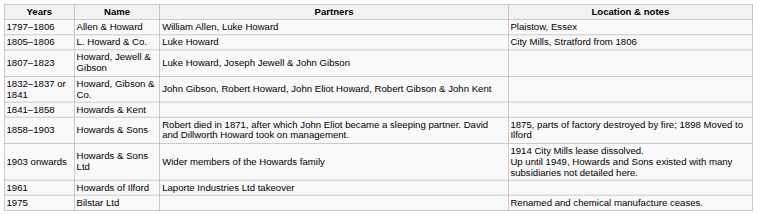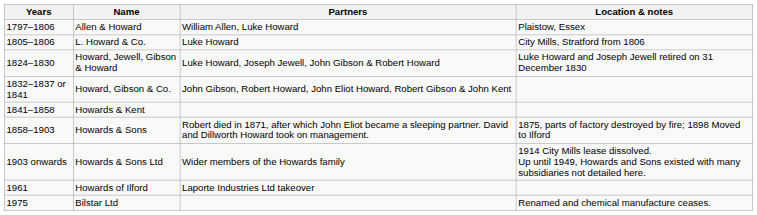- row: (114, 63)
+ row: (126, 63)
